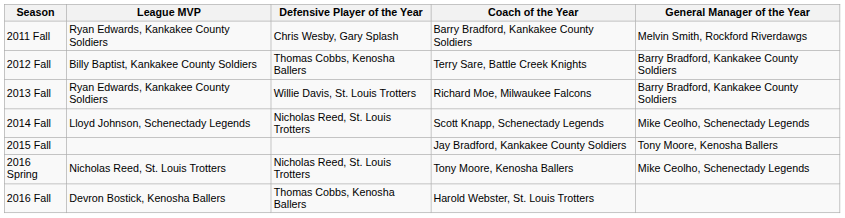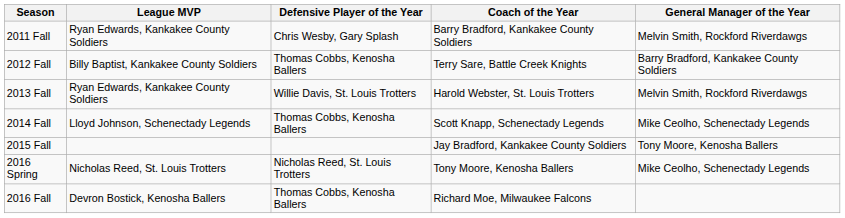(512, 94) Richard Moe, Milwaukee Falcons -> (514, 94) Harold Webster, St. Louis Trotters
(718, 94) Barry Bradford, Kankakee County Soldiers -> (722, 94) Melvin Smith, Rockford Riverdawgs
(332, 123) Nicholas Reed, St. Louis Trotters -> (334, 123) Thomas Cobbs, Kenosha Ballers
(514, 198) Harold Webster, St. Louis Trotters -> (512, 198) Richard Moe, Milwaukee Falcons
